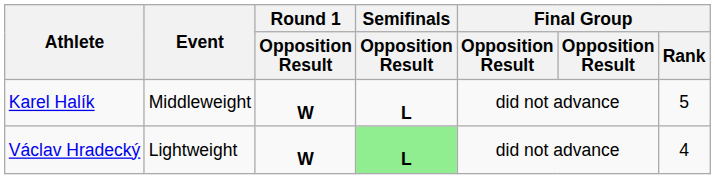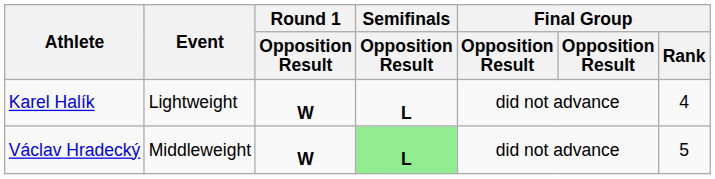(200, 102) Middleweight -> (193, 102) Lightweight
(684, 102) 5 -> (684, 102) 4
(193, 149) Lightweight -> (200, 149) Middleweight
(684, 149) 4 -> (684, 149) 5
